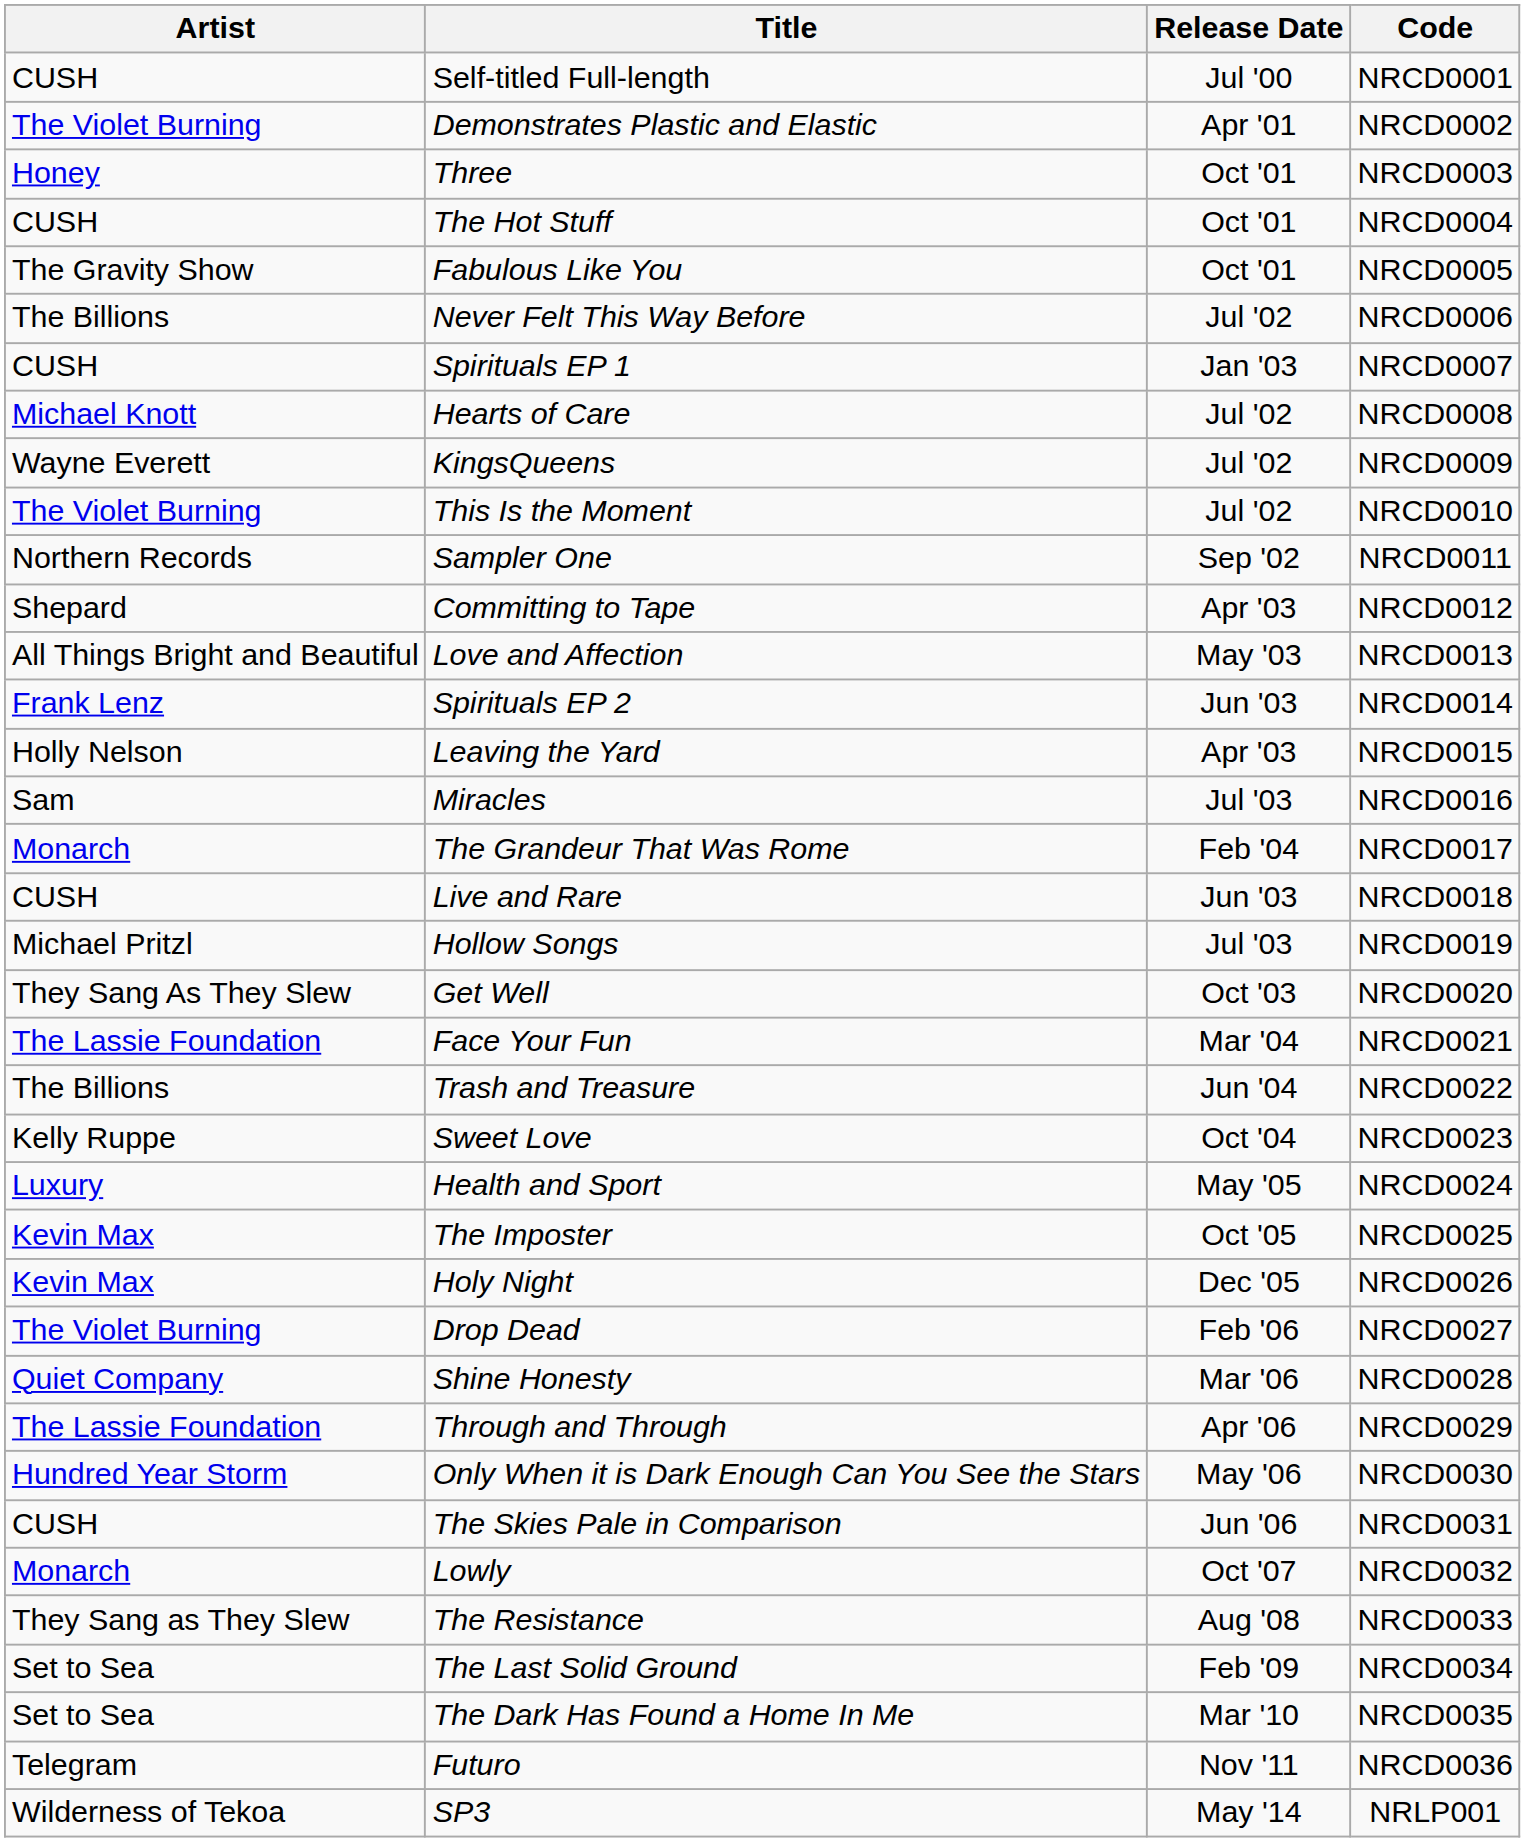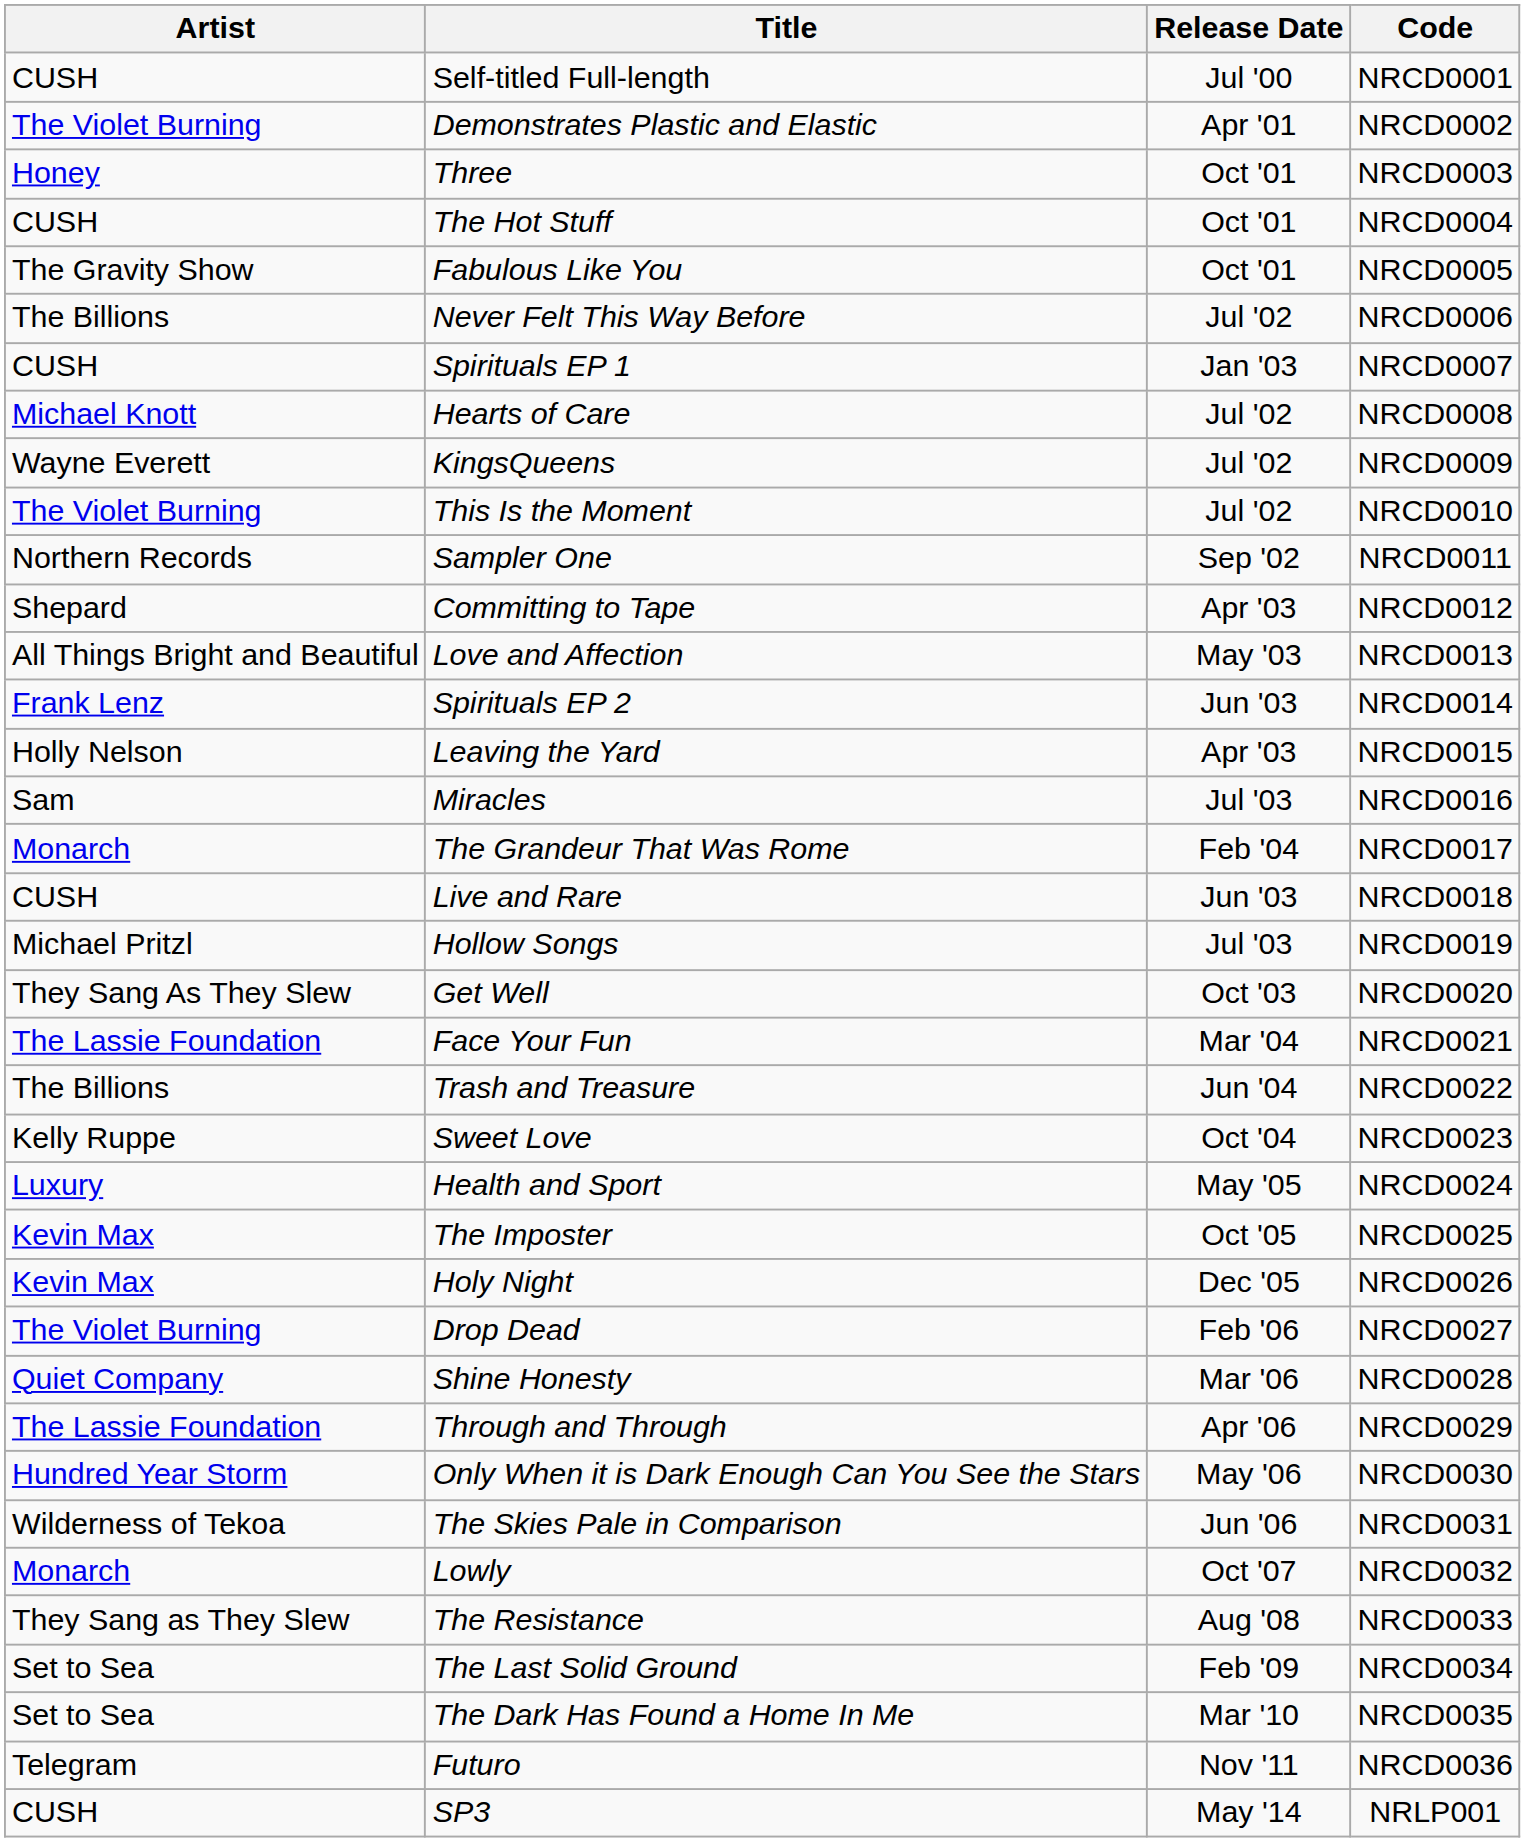(55, 1523) CUSH -> (149, 1523) Wilderness of Tekoa
(149, 1812) Wilderness of Tekoa -> (55, 1812) CUSH
